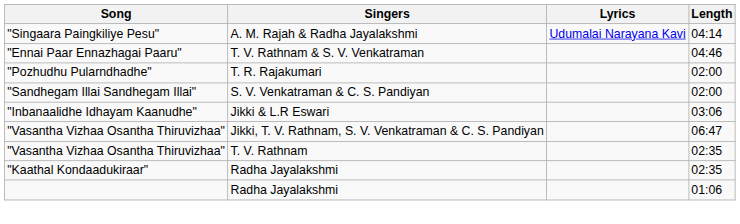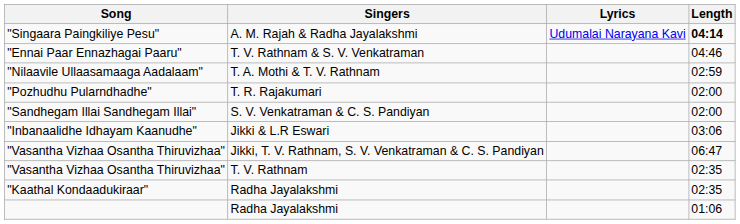(707, 33) normal -> (707, 33) bold
+ row: (105, 72)
